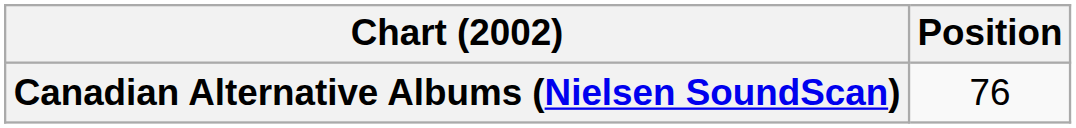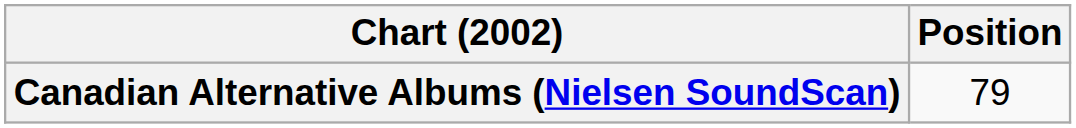(990, 92) 76 -> (990, 92) 79
